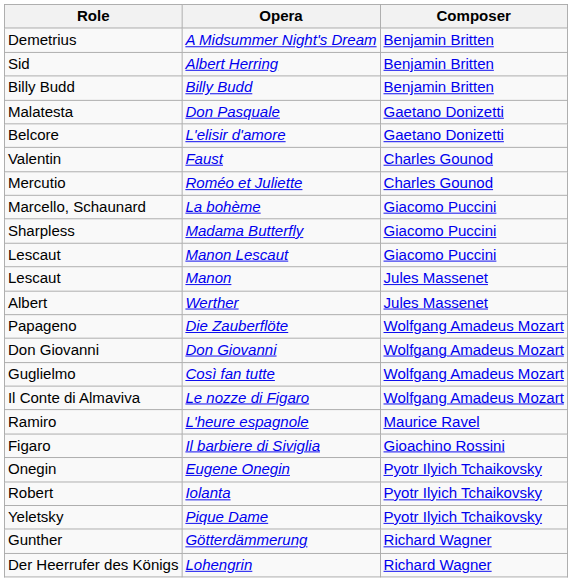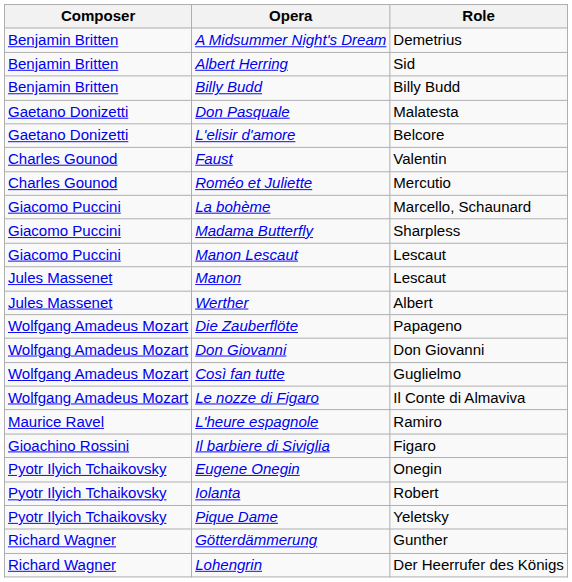columns swapped: (93, 16) <-> (474, 16)
